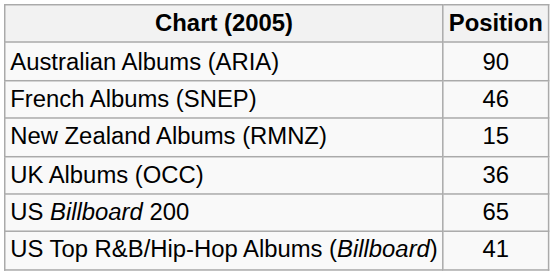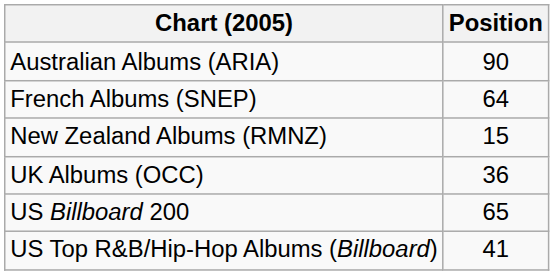(496, 99) 46 -> (496, 99) 64
